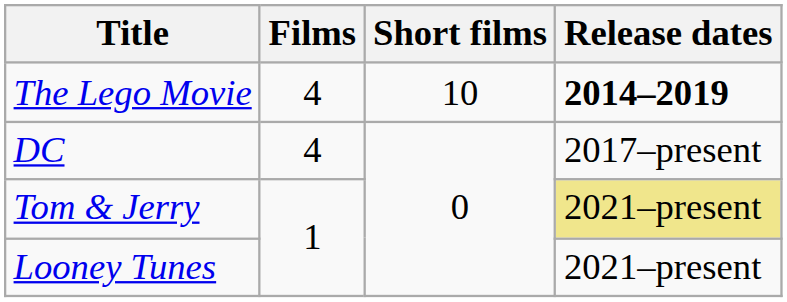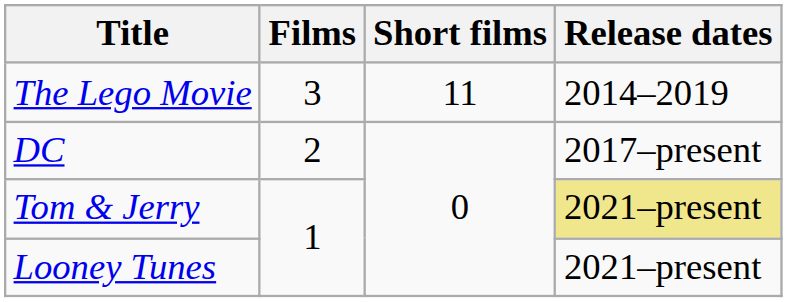(312, 91) 4 -> (312, 91) 3
(460, 91) 10 -> (460, 91) 11
(646, 91) bold -> (646, 91) normal
(312, 149) 4 -> (312, 149) 2
